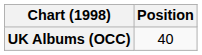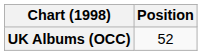(165, 38) 40 -> (165, 38) 52
